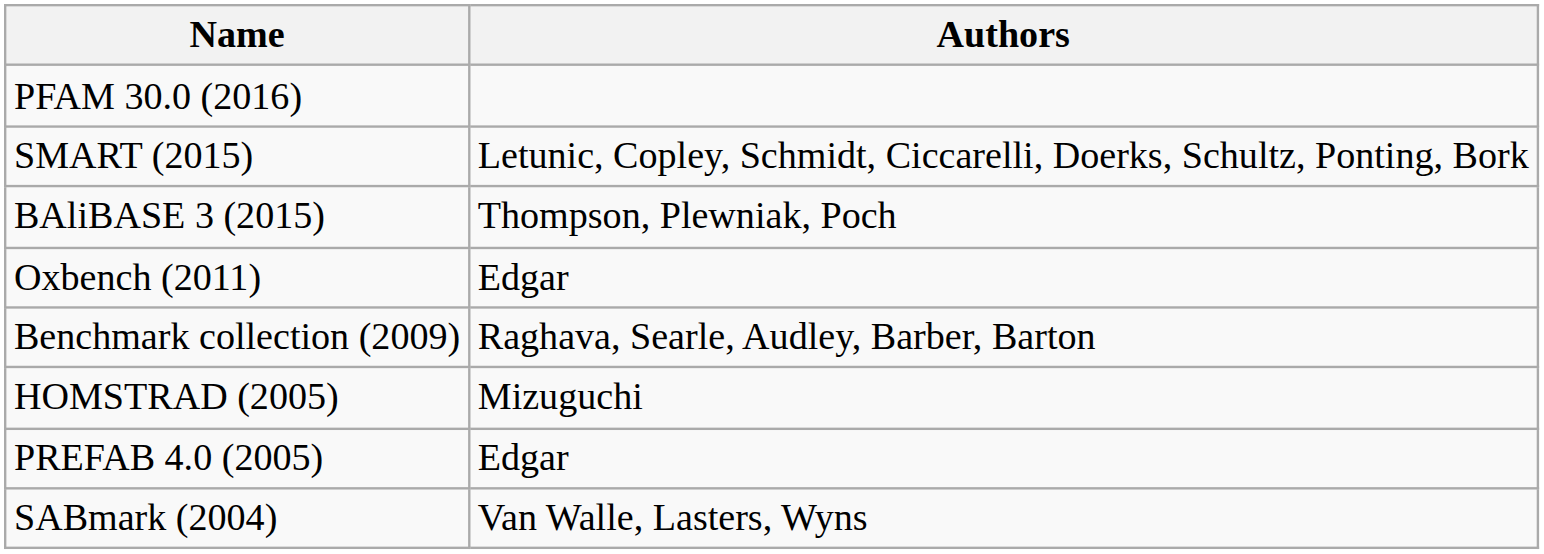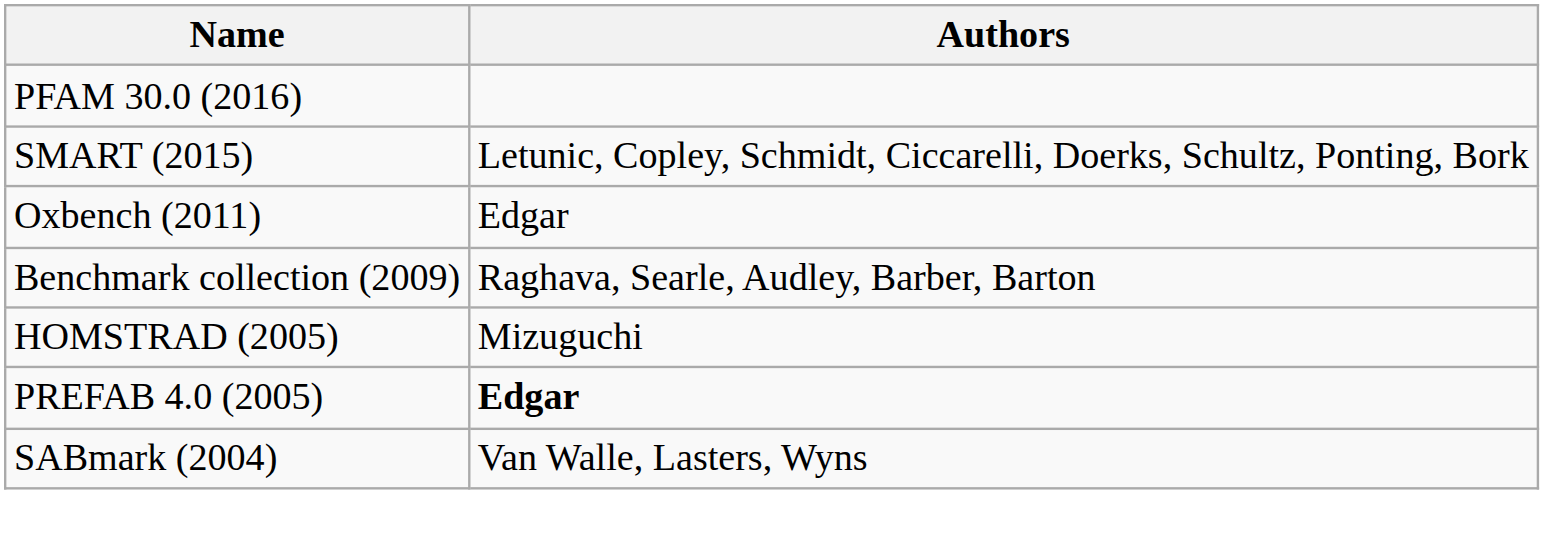- row: (169, 215)
(523, 457) normal -> (529, 397) bold
